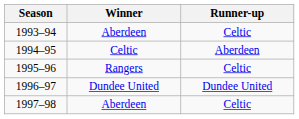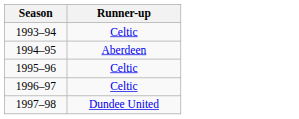- column: (124, 13)
(237, 86) Dundee United -> (124, 86) Celtic
(237, 104) Celtic -> (124, 104) Dundee United
